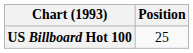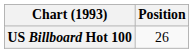(162, 37) 25 -> (162, 37) 26
